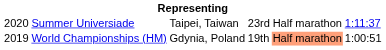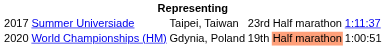(16, 23) 2020 -> (16, 23) 2017
(16, 38) 2019 -> (16, 38) 2020
